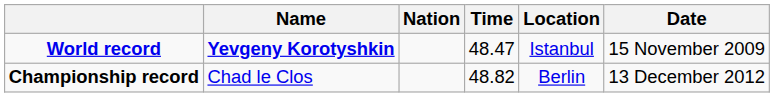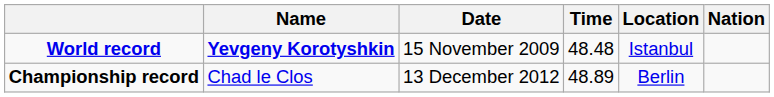columns swapped: (432, 19) <-> (687, 19)
(492, 48) 48.47 -> (591, 48) 48.48
(492, 77) 48.82 -> (591, 77) 48.89
